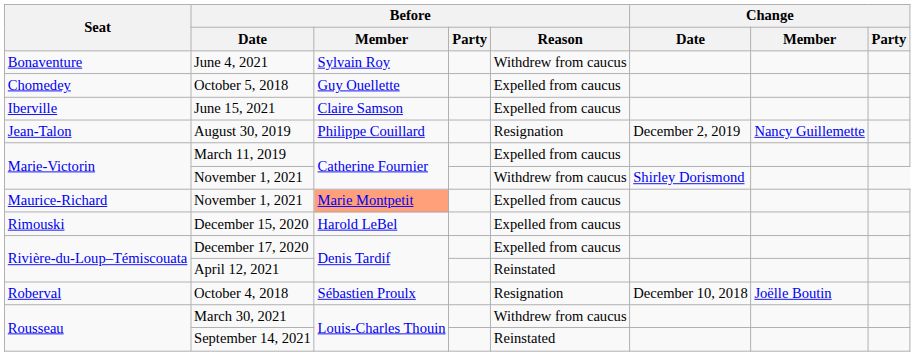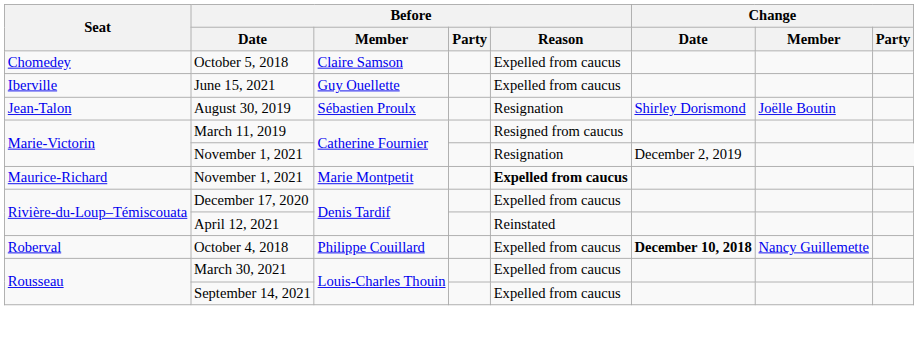- row: (45, 62)
(359, 85) Guy Ouellette -> (360, 62) Claire Samson
(360, 108) Claire Samson -> (359, 85) Guy Ouellette
(371, 131) Philippe Couillard -> (367, 108) Sébastien Proulx
(687, 131) December 2, 2019 -> (690, 108) Shirley Dorismond
(810, 131) Nancy Guillemette -> (797, 108) Joëlle Boutin
(557, 154) Expelled from caucus -> (558, 131) Resigned from caucus
(560, 177) Withdrew from caucus -> (529, 154) Resignation
(689, 177) Shirley Dorismond -> (688, 154) December 2, 2019
(366, 200) lightsalmon background -> (366, 177) no background
(557, 200) normal -> (561, 177) bold
- row: (36, 223)
(367, 293) Sébastien Proulx -> (371, 246) Philippe Couillard
(529, 293) Resignation -> (557, 246) Expelled from caucus
(690, 293) normal -> (693, 246) bold
(793, 293) Joëlle Boutin -> (814, 246) Nancy Guillemette
(560, 316) Withdrew from caucus -> (557, 270) Expelled from caucus
(524, 339) Reinstated -> (557, 293) Expelled from caucus
